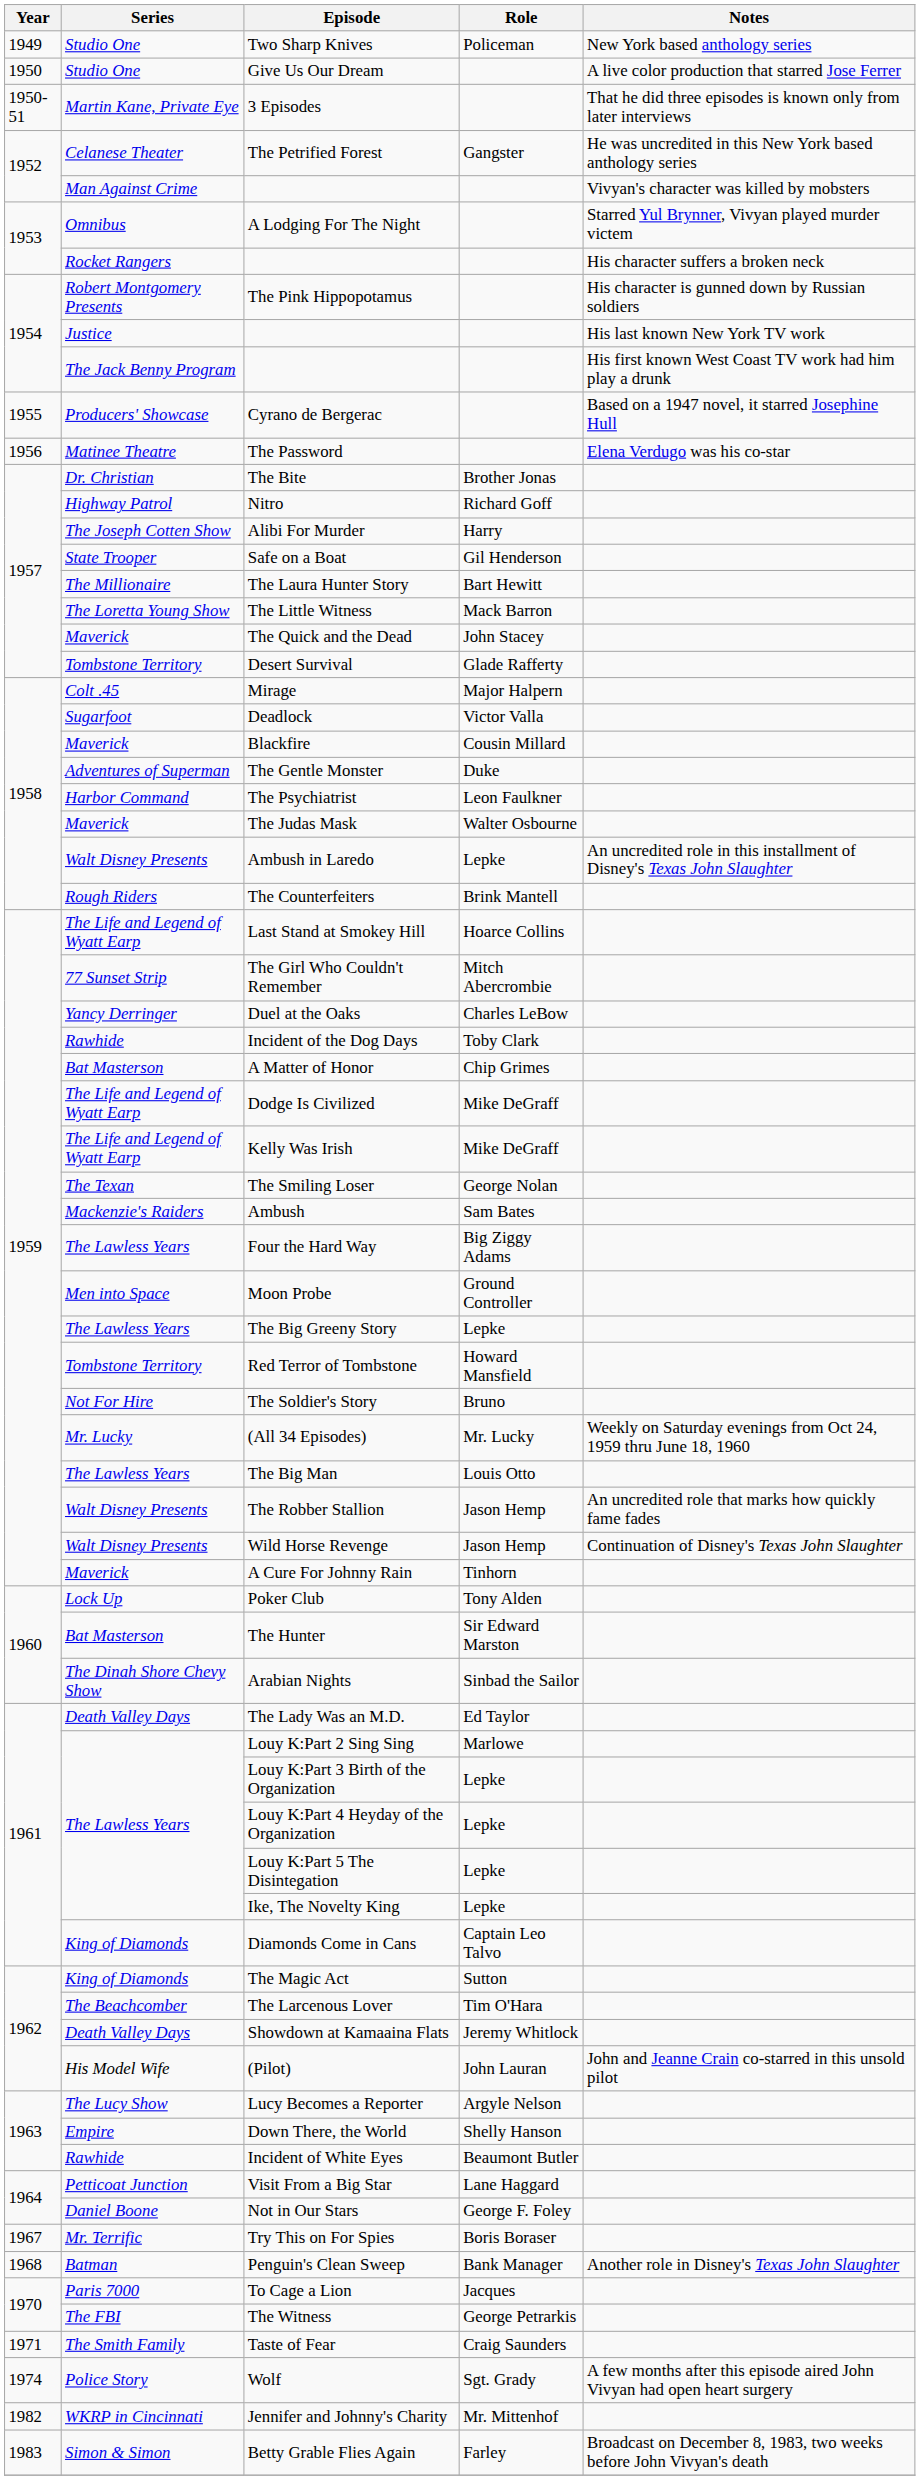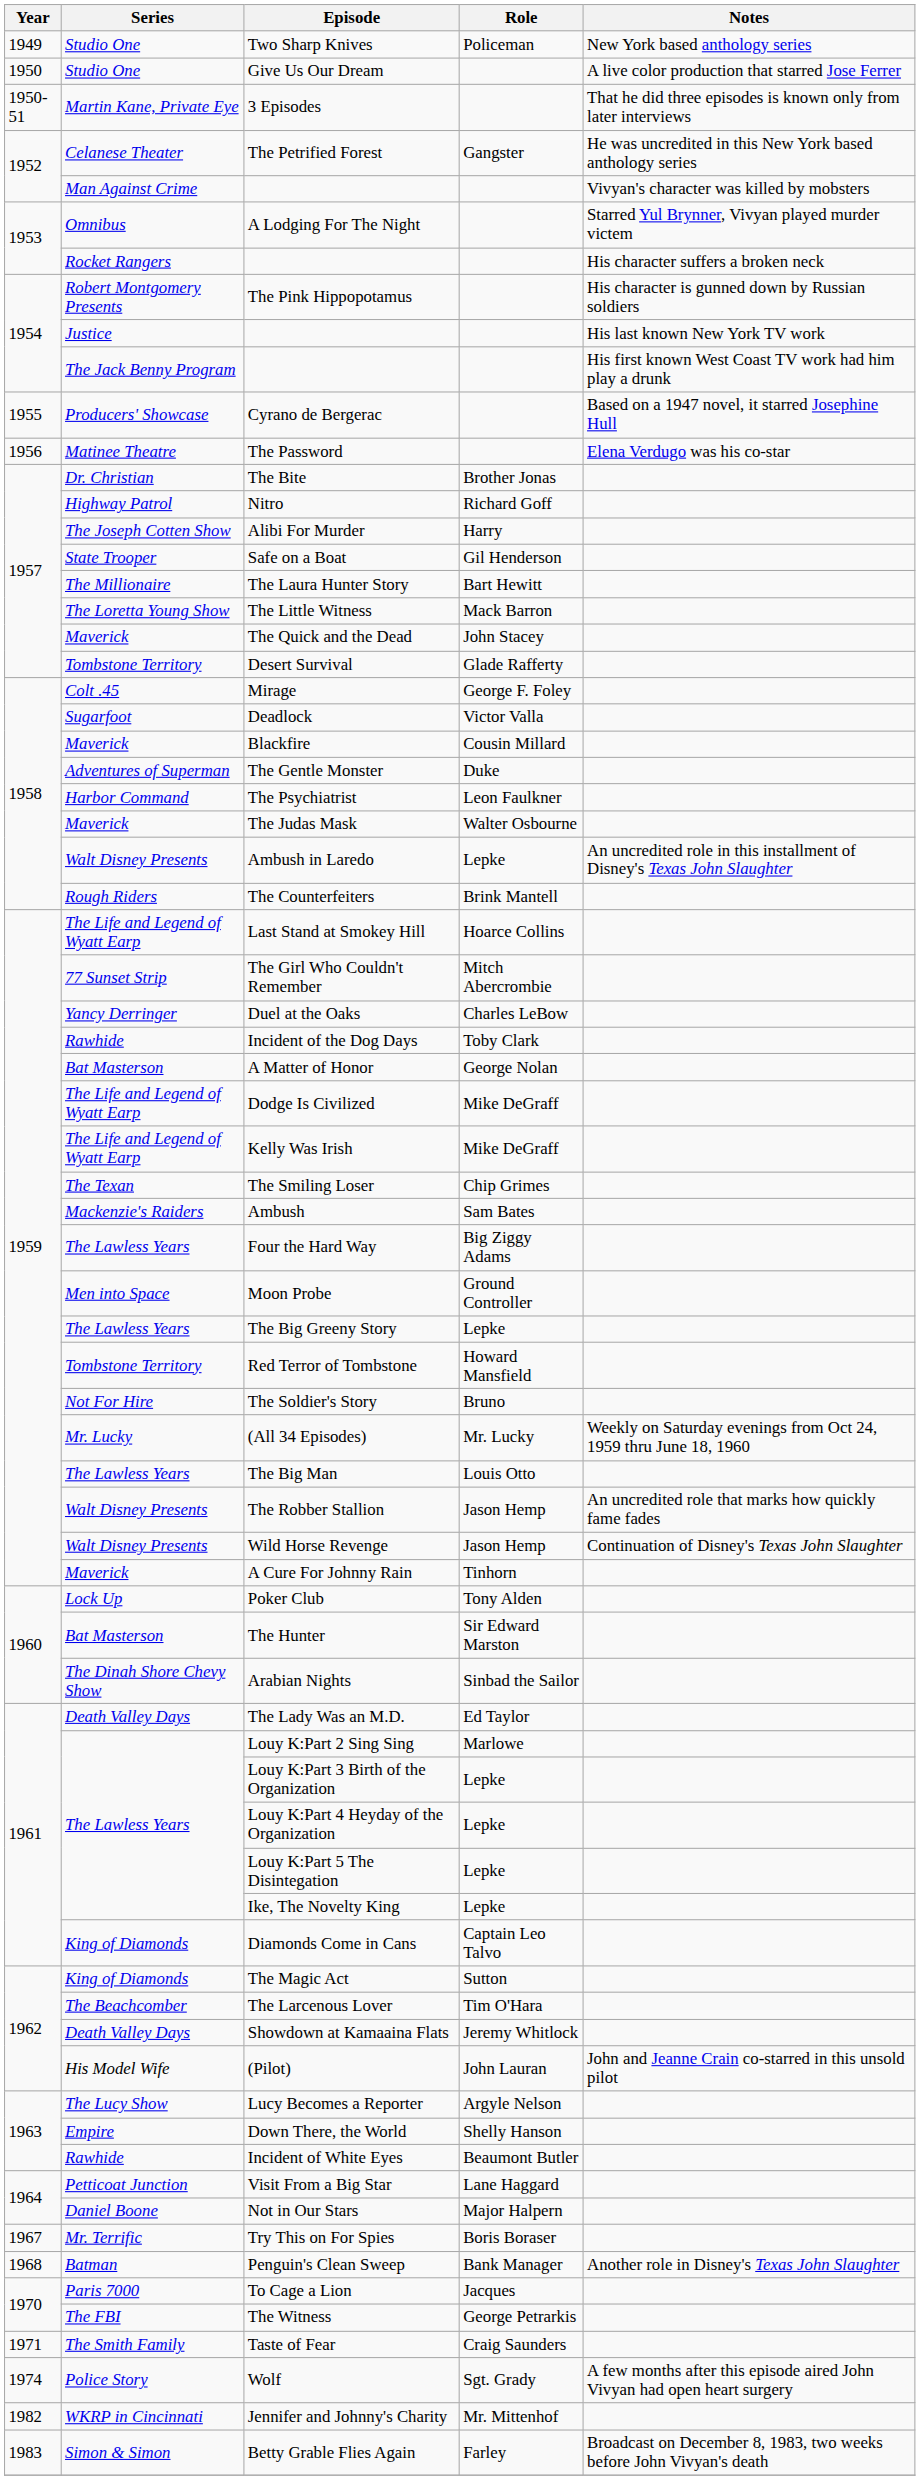(513, 690) Major Halpern -> (517, 690) George F. Foley
(506, 1067) Chip Grimes -> (510, 1067) George Nolan
(510, 1184) George Nolan -> (506, 1184) Chip Grimes
(517, 2211) George F. Foley -> (513, 2211) Major Halpern
